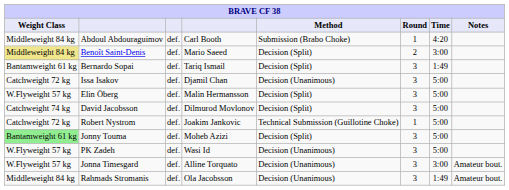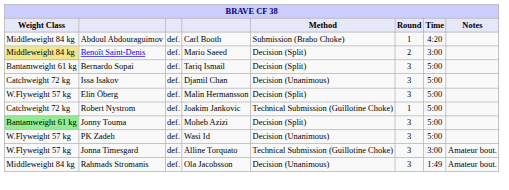(440, 66) 1:49 -> (435, 66) 5:00
- row: (109, 108)
(297, 164) Decision (Unanimous) -> (323, 150) Technical Submission (Guillotine Choke)
